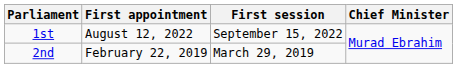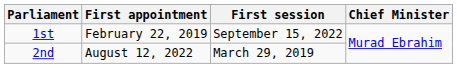(139, 34) August 12, 2022 -> (146, 34) February 22, 2019
(146, 53) February 22, 2019 -> (139, 53) August 12, 2022
